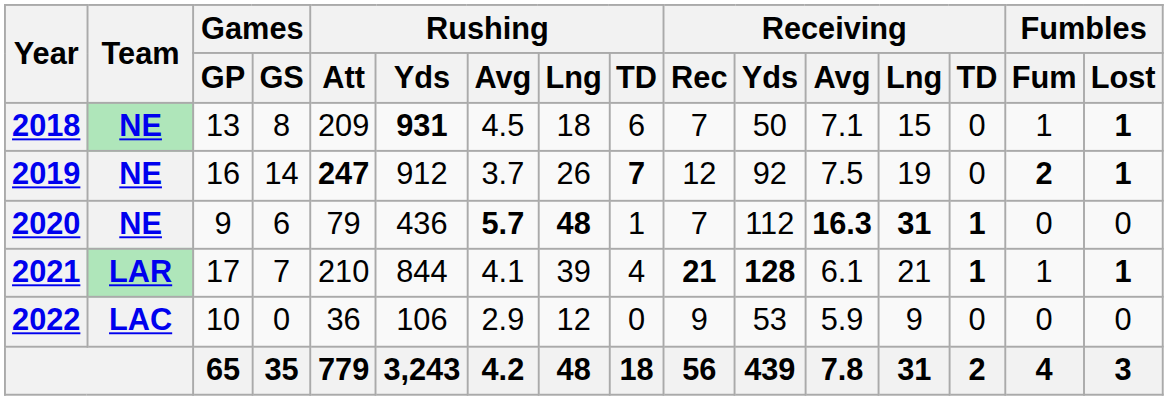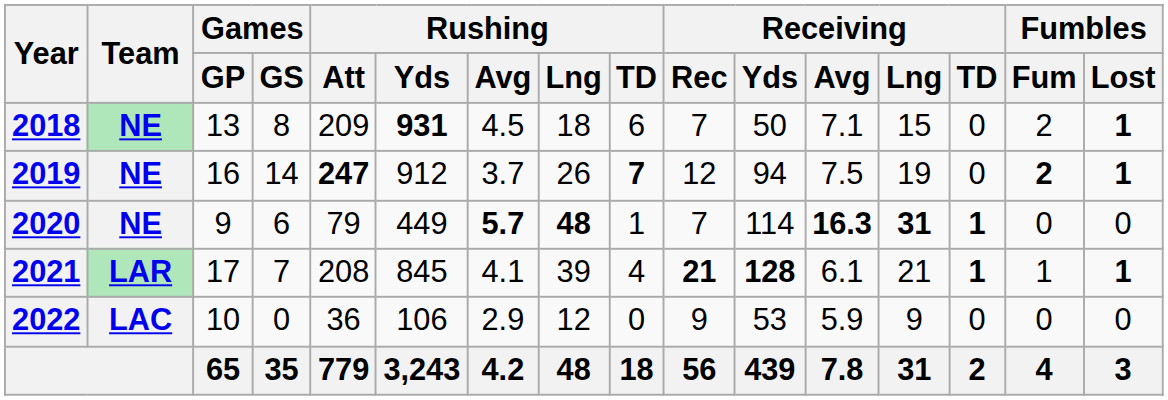(1044, 126) 1 -> (1044, 126) 2
(770, 175) 92 -> (770, 175) 94
(422, 223) 436 -> (422, 223) 449
(770, 223) 112 -> (770, 223) 114
(344, 272) 210 -> (344, 272) 208
(422, 272) 844 -> (422, 272) 845
